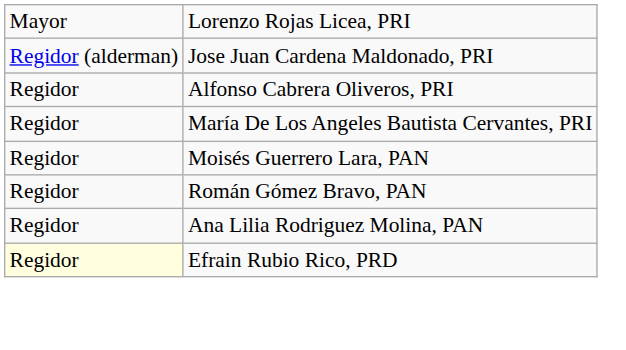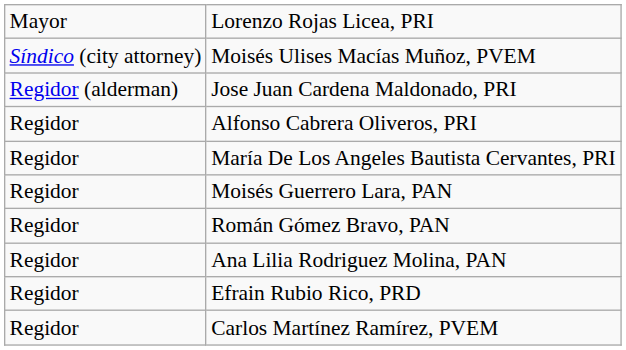+ row: (374, 55)
(44, 259) lightyellow background -> (44, 293) no background
+ row: (355, 327)
